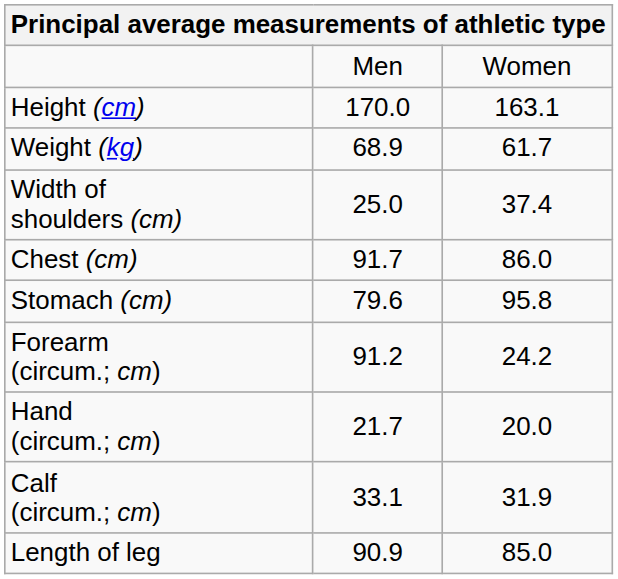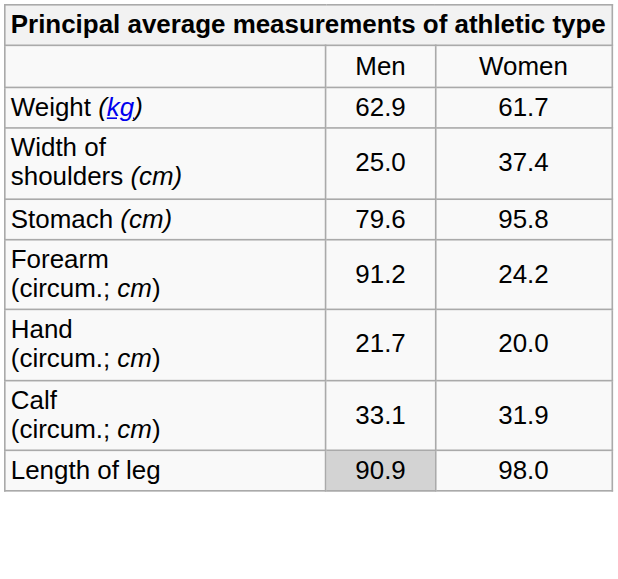- row: (78, 107)
(378, 148) 68.9 -> (381, 107) 62.9
- row: (74, 259)
(378, 552) no background -> (381, 470) lightgrey background
(527, 552) 85.0 -> (523, 470) 98.0
